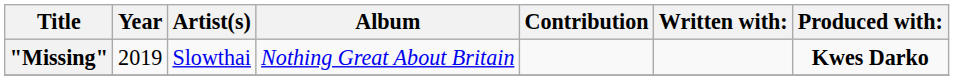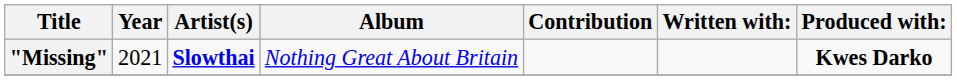(140, 57) 2019 -> (140, 57) 2021
(212, 57) normal -> (214, 57) bold
